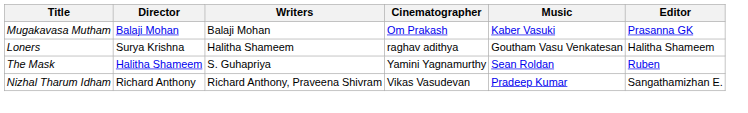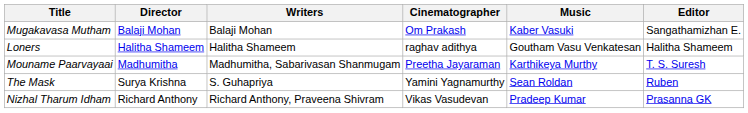(660, 30) Prasanna GK -> (694, 30) Sangathamizhan E.
(150, 47) Surya Krishna -> (161, 47) Halitha Shameem
+ row: (60, 64)
(159, 64) Halitha Shameem -> (152, 82) Surya Krishna
(675, 82) Sangathamizhan E. -> (679, 99) Prasanna GK
